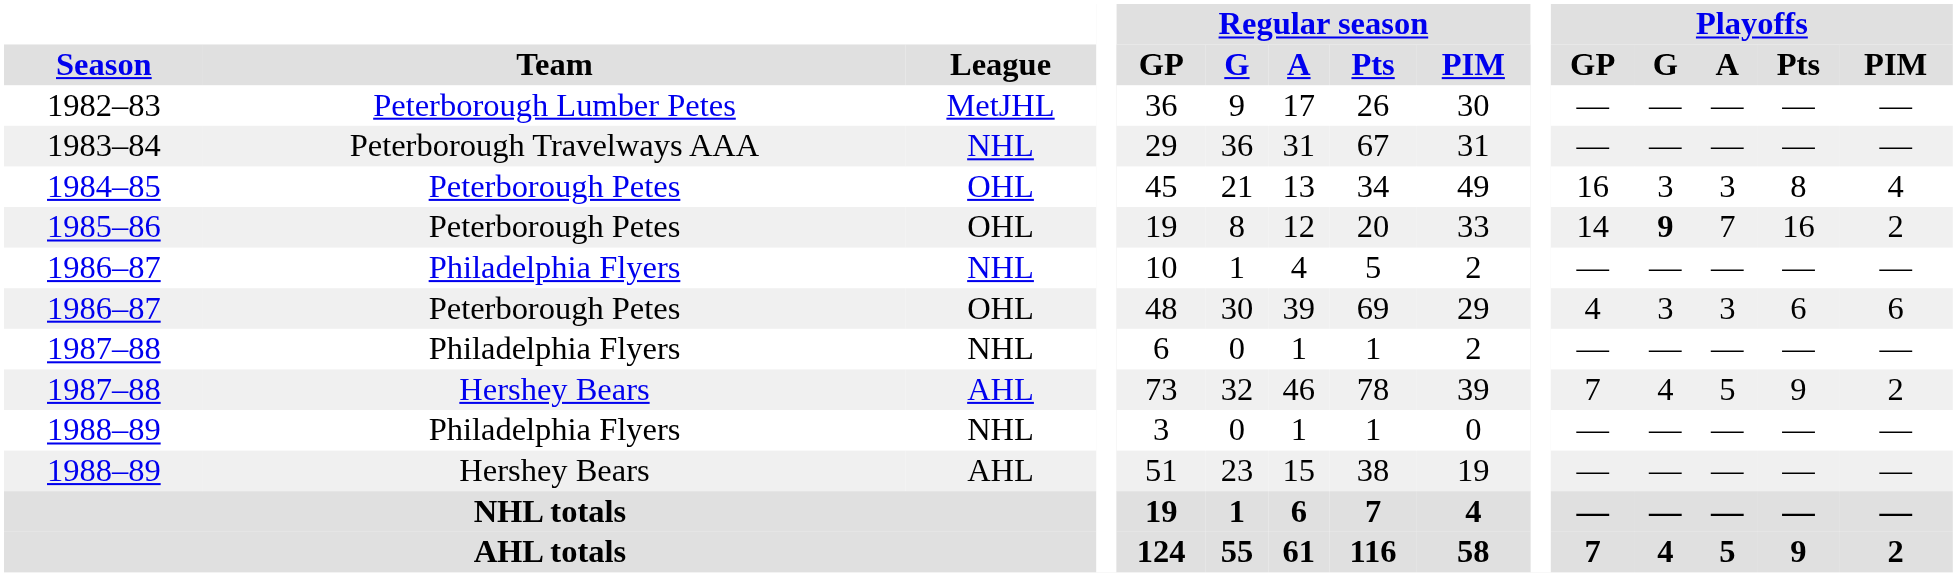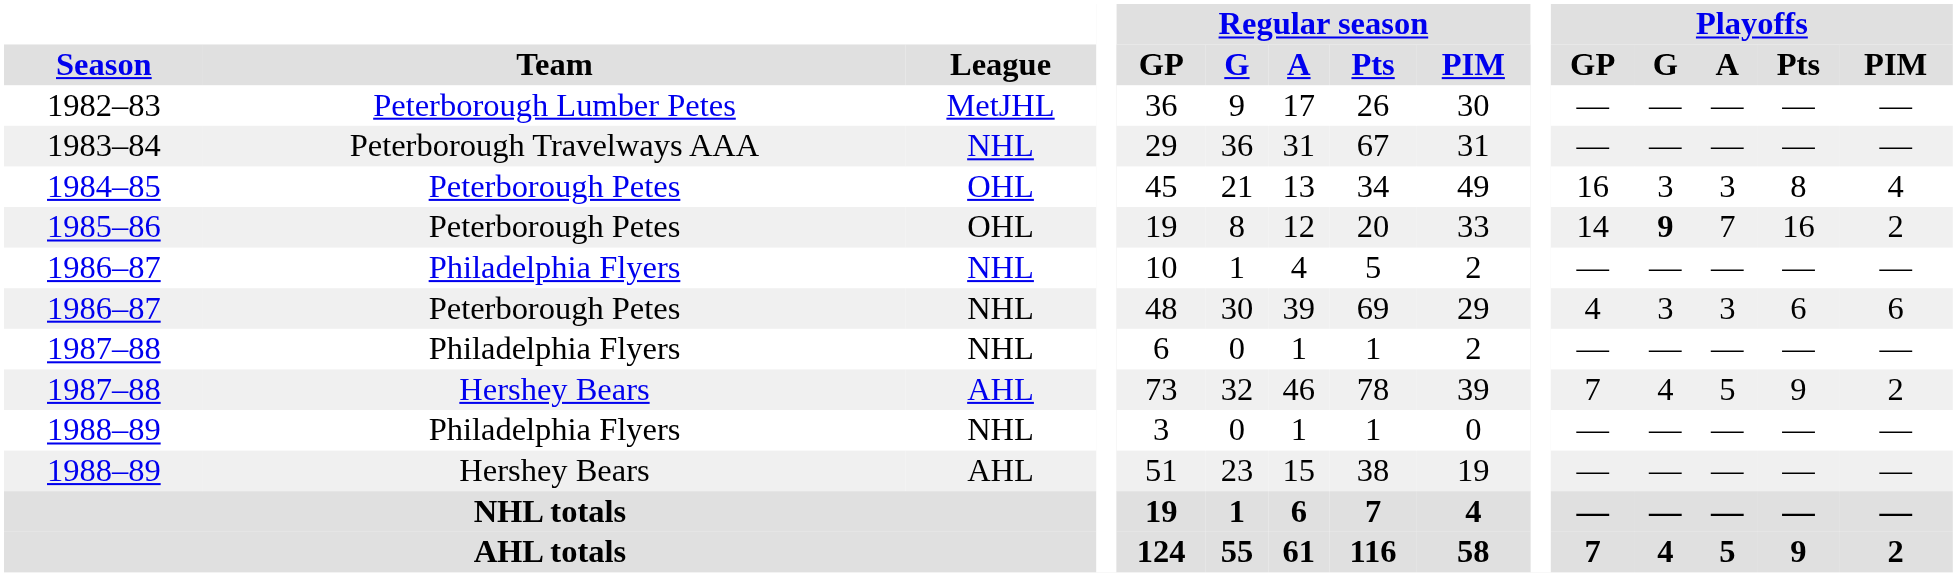(1001, 307) OHL -> (1001, 307) NHL
